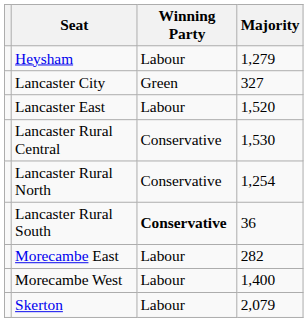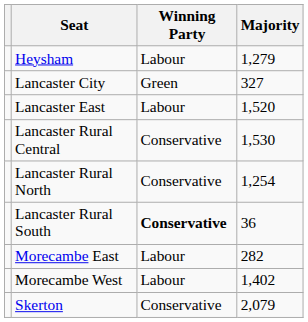(258, 280) 1,400 -> (258, 280) 1,402
(163, 305) Labour -> (181, 305) Conservative
